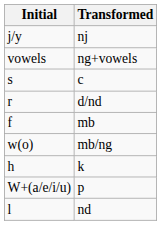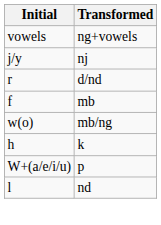rows swapped: (107, 58) <-> (83, 36)
- row: (80, 79)
